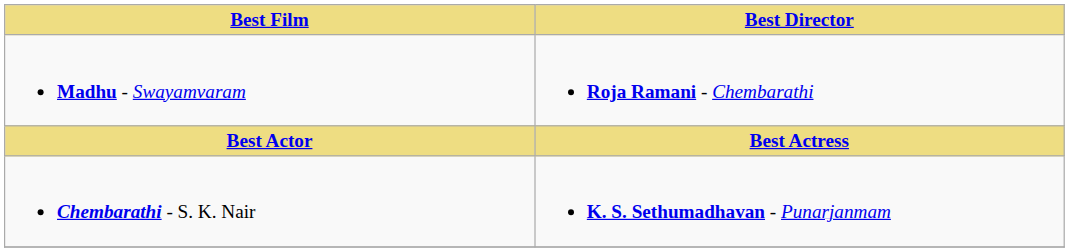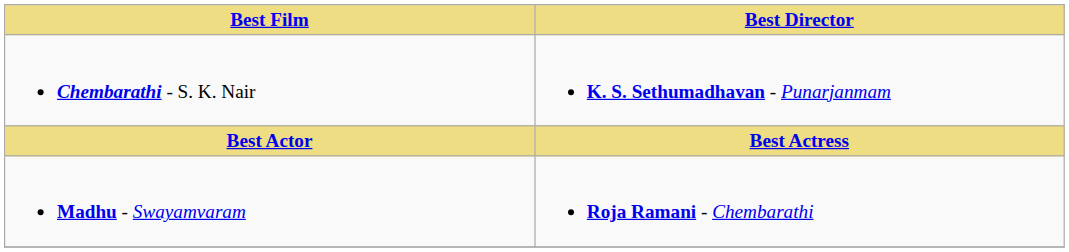rows swapped: (270, 212) <-> (270, 91)
